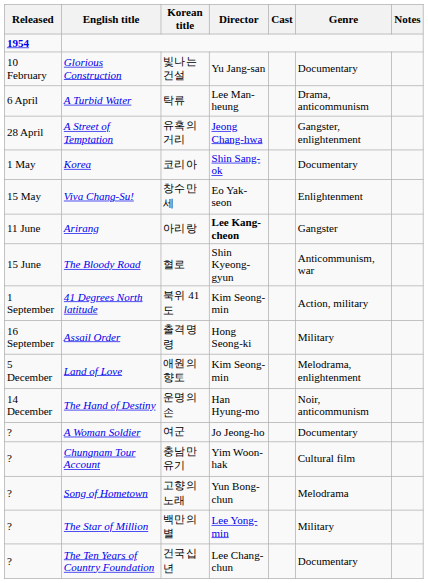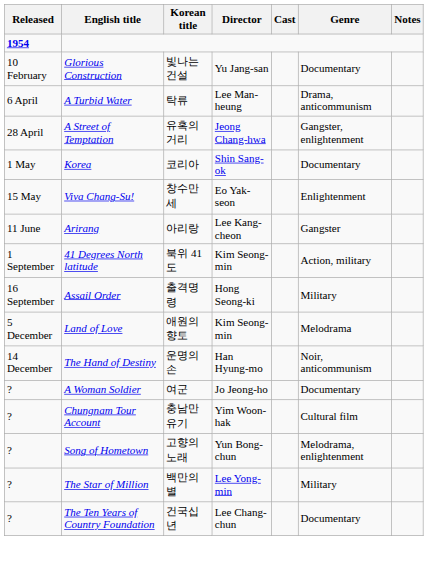(236, 228) bold -> (238, 228) normal
- row: (102, 265)
(329, 371) Melodrama, enlightenment -> (326, 329) Melodrama
(323, 493) Melodrama -> (332, 450) Melodrama, enlightenment
